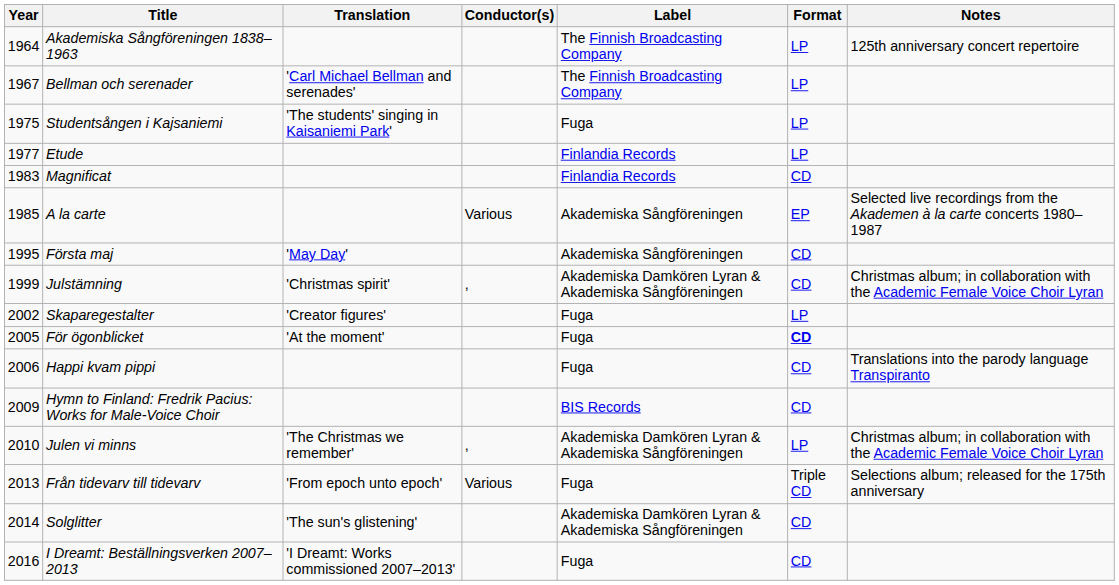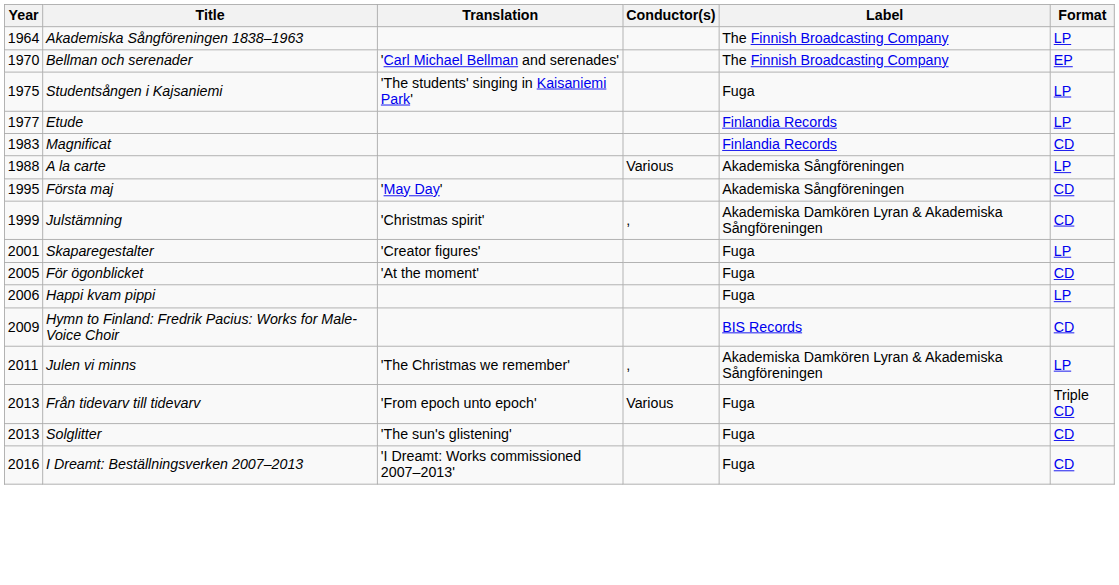- column: (981, 15)
(24, 84) 1967 -> (24, 60) 1970
(800, 84) LP -> (1063, 60) EP
(24, 215) 1985 -> (24, 167) 1988
(800, 215) EP -> (1062, 167) LP
(24, 315) 2002 -> (24, 251) 2001
(801, 337) bold -> (1064, 273) normal
(801, 368) CD -> (1062, 296) LP
(24, 445) 2010 -> (23, 365) 2011
(24, 522) 2014 -> (24, 434) 2013
(661, 522) Akademiska Damkören Lyran & Akademiska Sångföreningen -> (738, 434) Fuga
